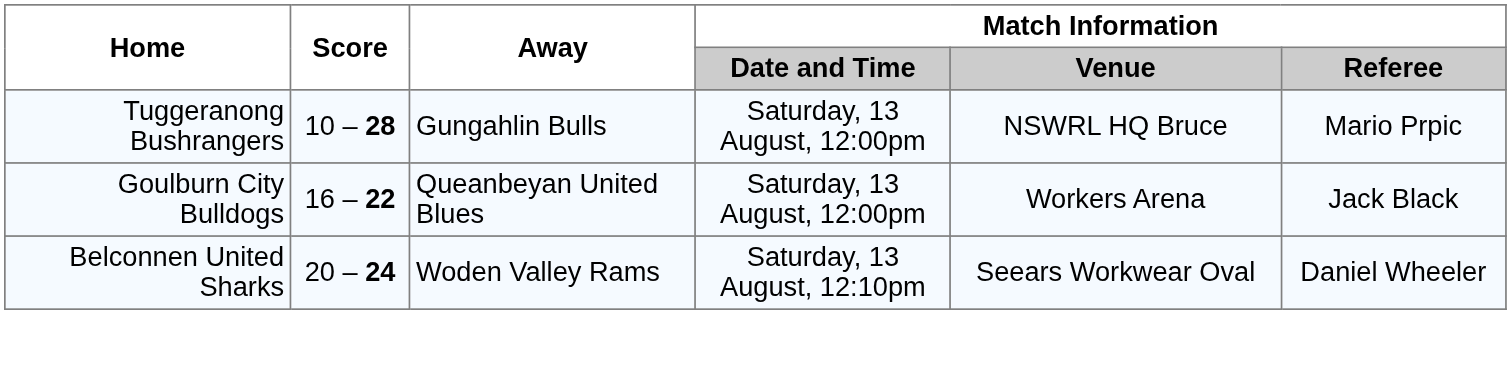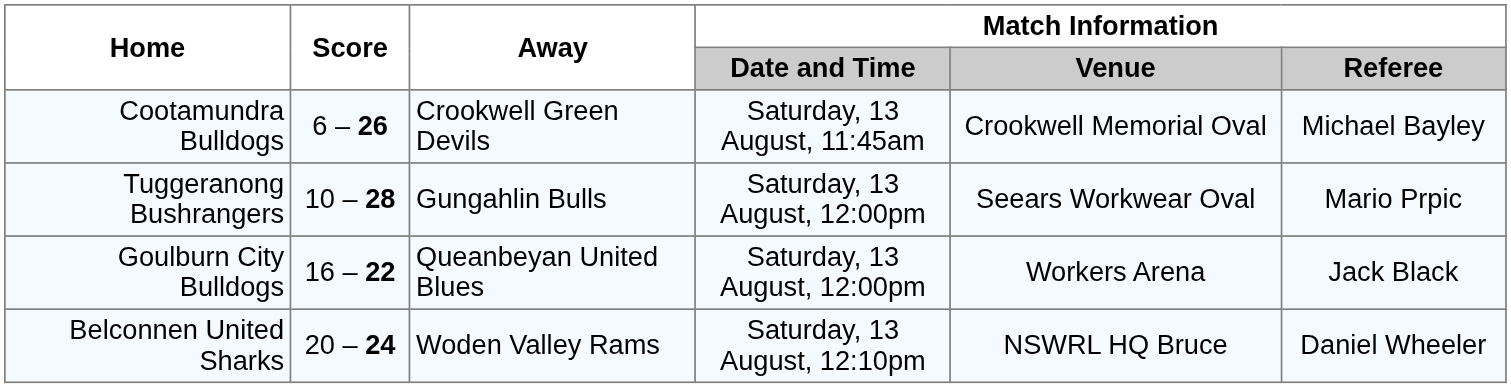+ row: (202, 126)
(1116, 126) NSWRL HQ Bruce -> (1116, 199) Seears Workwear Oval
(1116, 272) Seears Workwear Oval -> (1116, 345) NSWRL HQ Bruce
